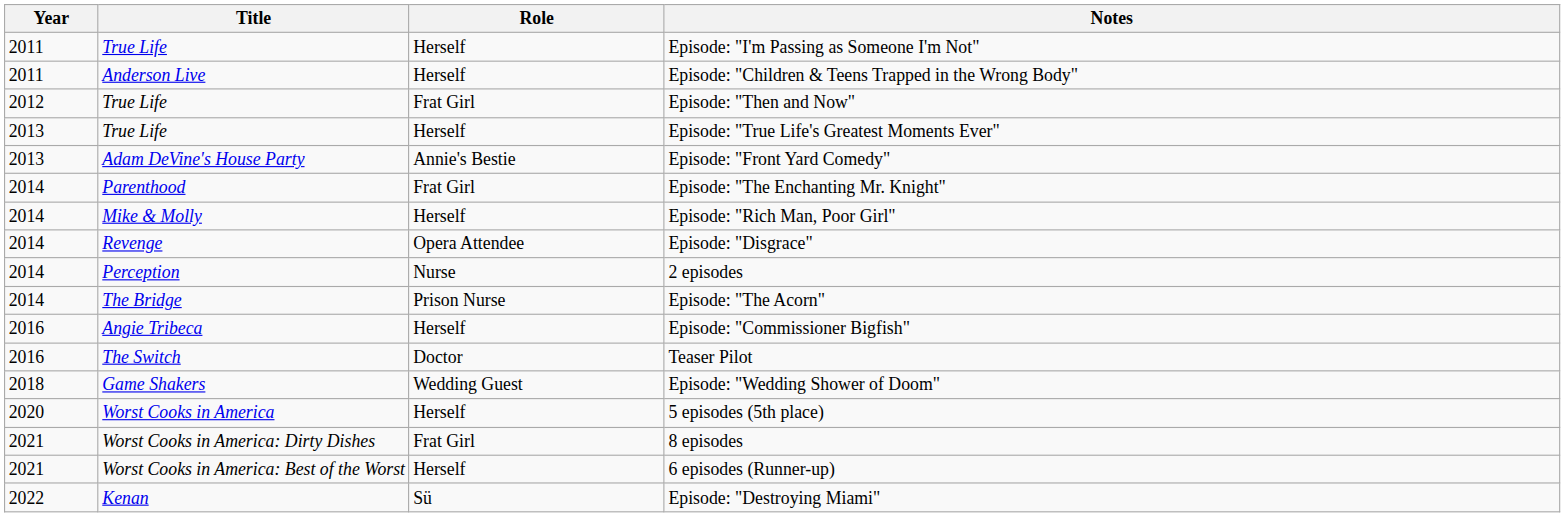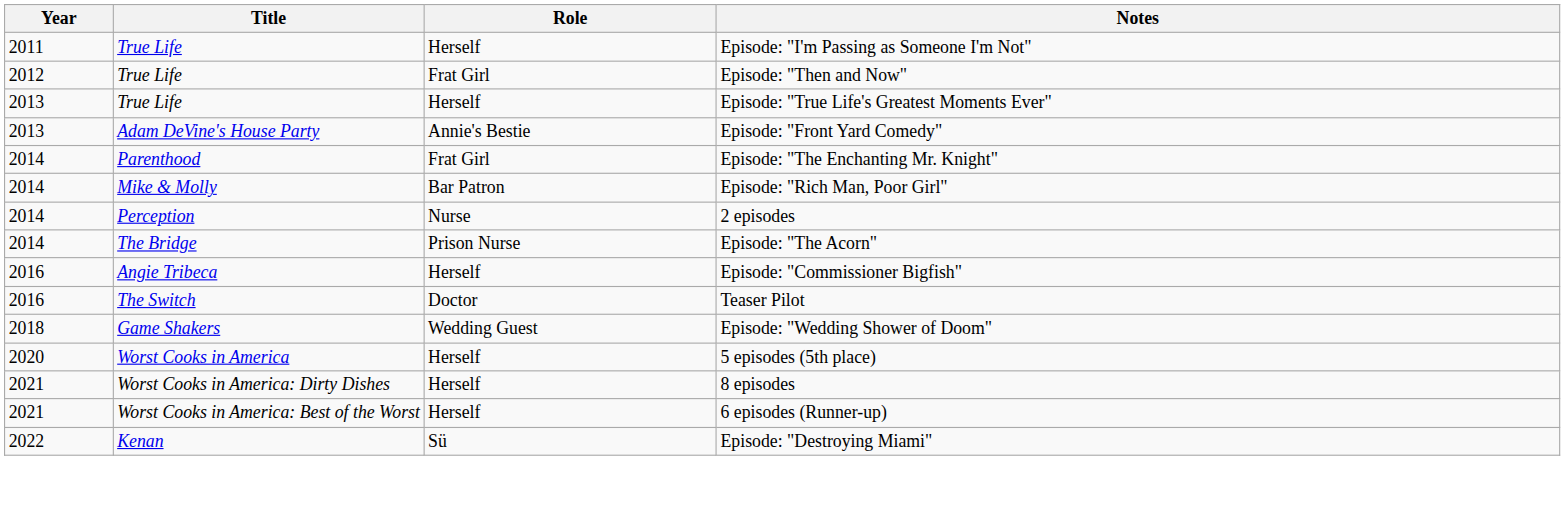- row: (873, 74)
(439, 215) Herself -> (466, 187) Bar Patron
- row: (741, 243)
(444, 441) Frat Girl -> (454, 384) Herself
